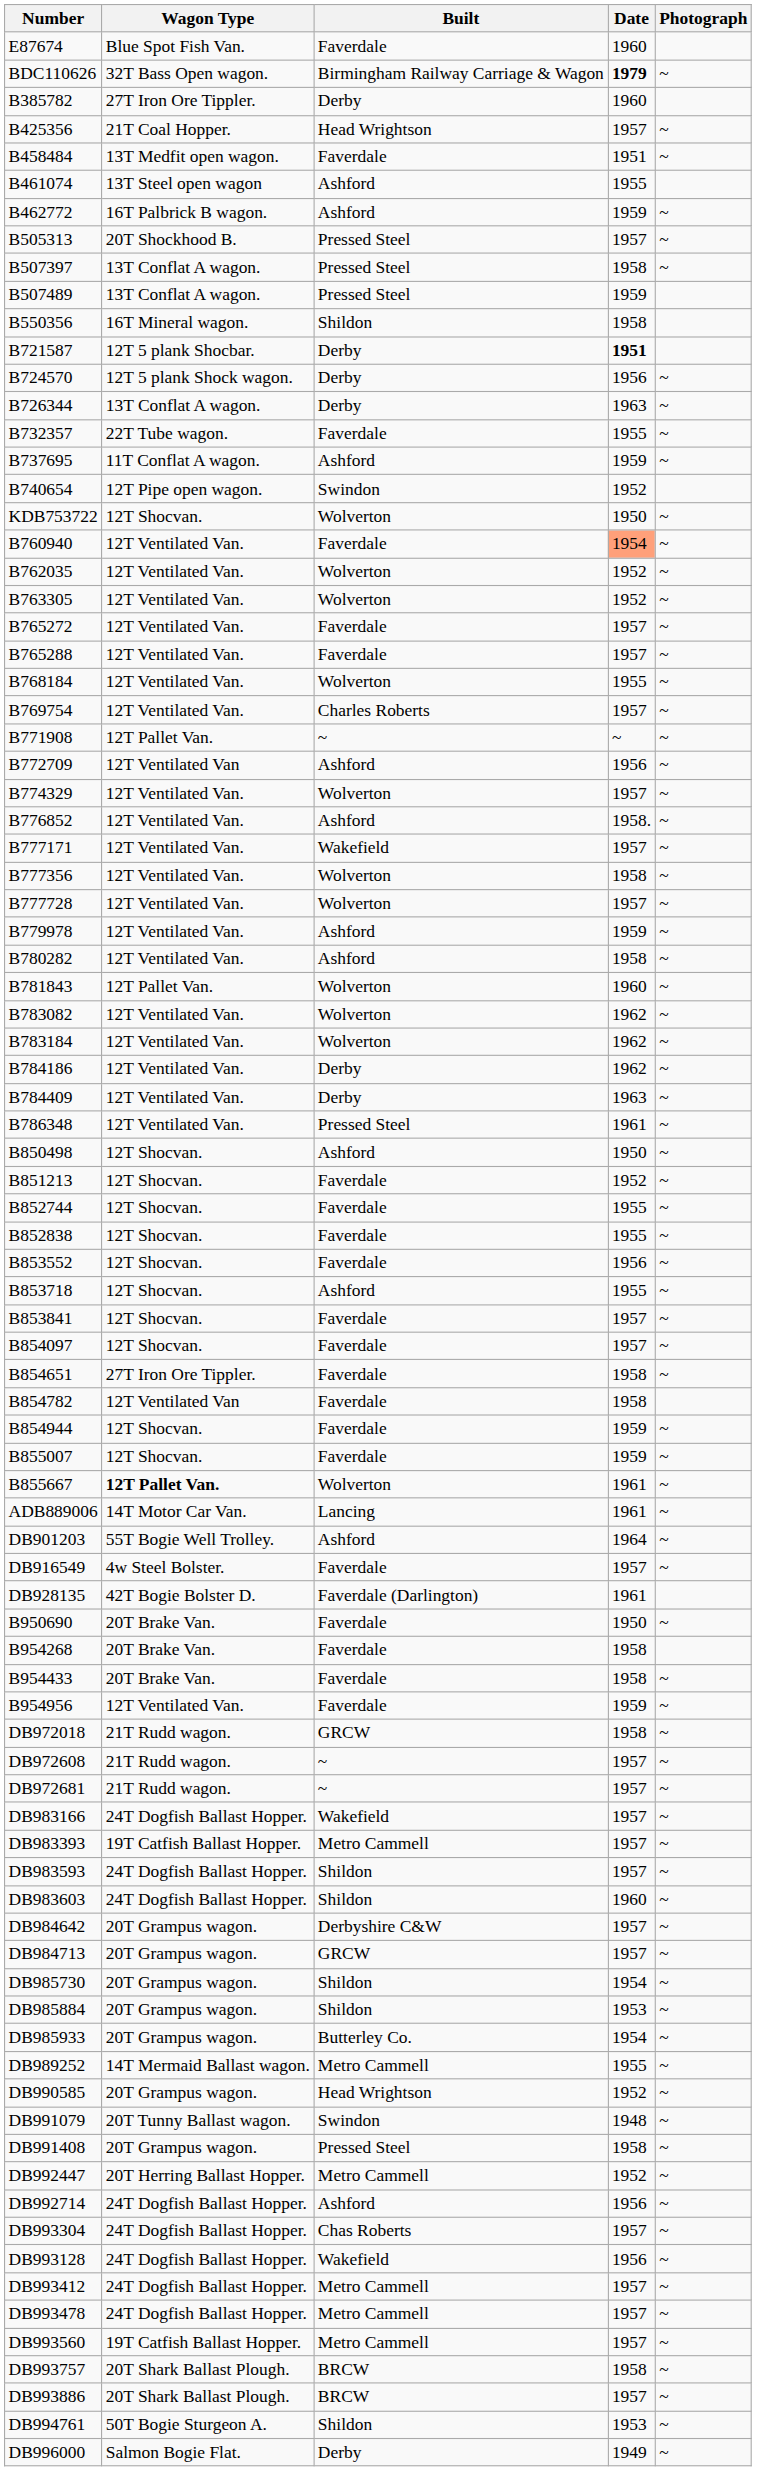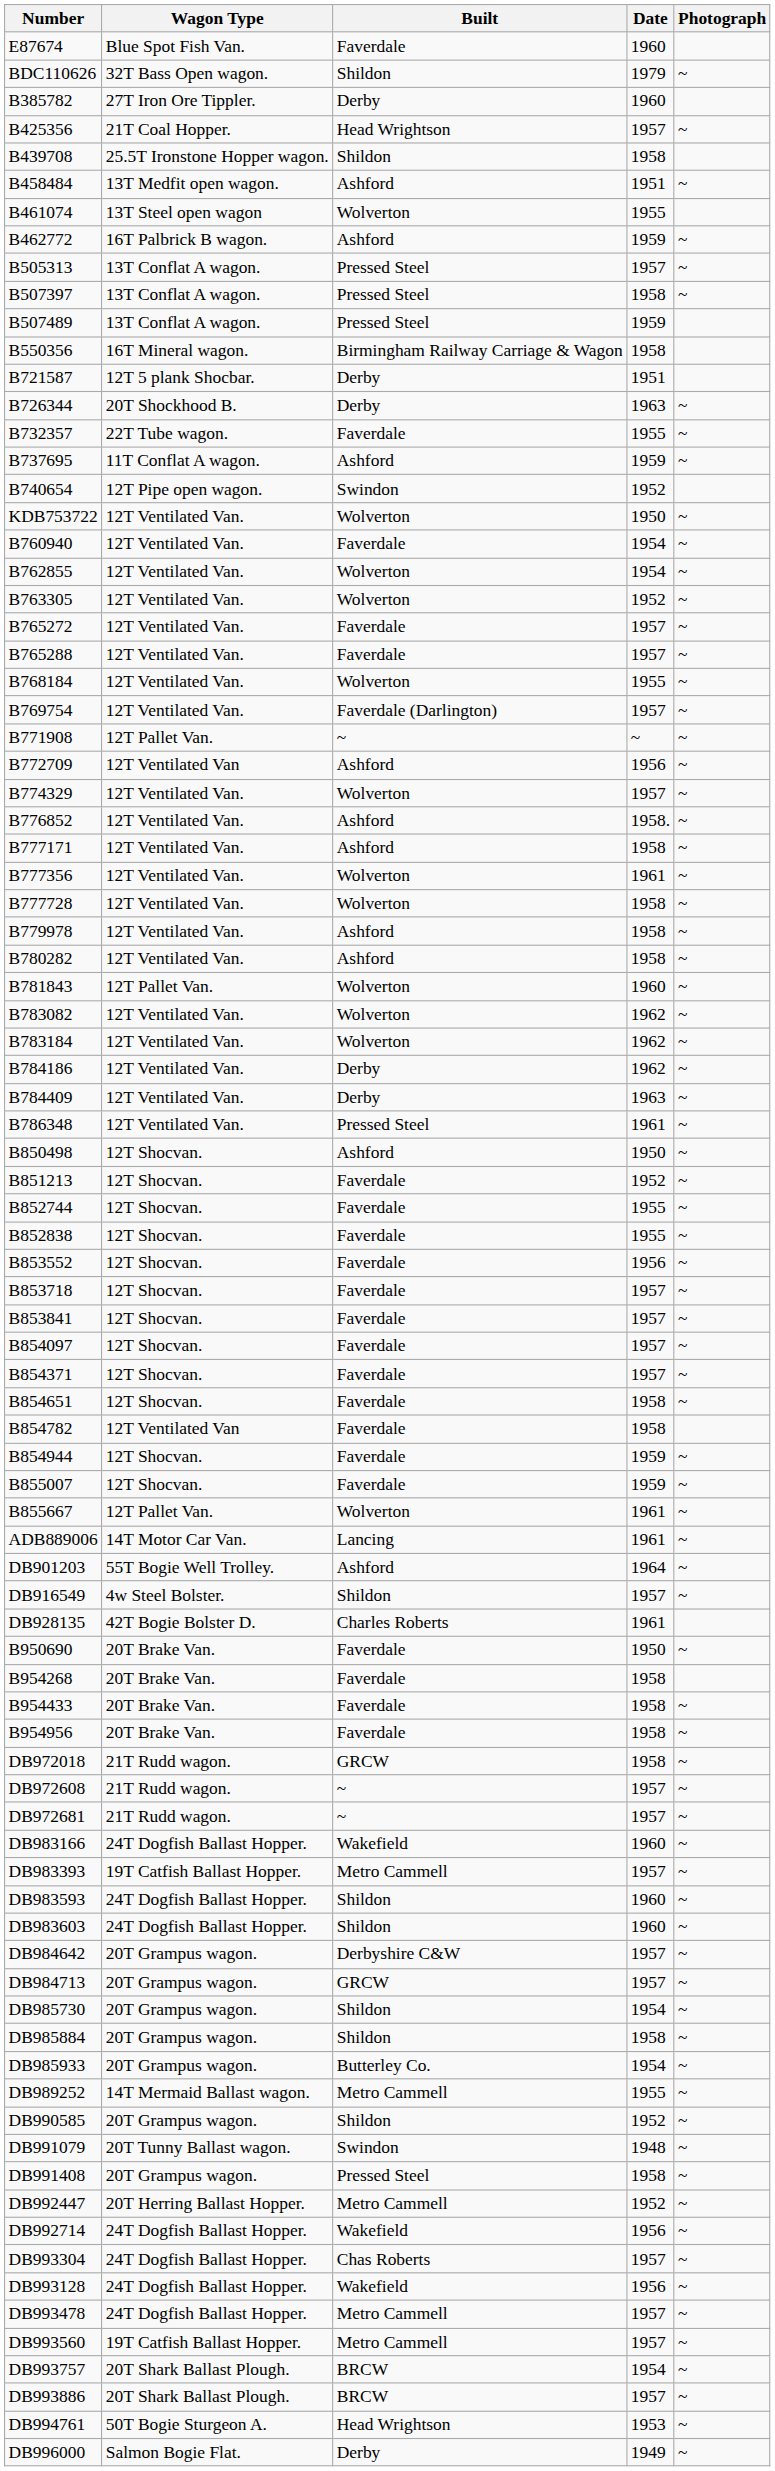(461, 73) Birmingham Railway Carriage & Wagon -> (364, 73) Shildon
(629, 73) bold -> (648, 73) normal
+ row: (41, 156)
(352, 156) Faverdale -> (365, 184) Ashford
(346, 184) Ashford -> (373, 211) Wolverton
(171, 239) 20T Shockhood B. -> (183, 267) 13T Conflat A wagon.
(345, 322) Shildon -> (480, 350) Birmingham Railway Carriage & Wagon
(629, 350) bold -> (648, 377) normal
- row: (41, 377)
(183, 405) 13T Conflat A wagon. -> (171, 405) 20T Shockhood B.
(154, 516) 12T Shocvan. -> (175, 516) 12T Ventilated Van.
(629, 543) lightsalmon background -> (648, 543) no background
- row: (41, 571)
+ row: (41, 571)
(374, 709) Charles Roberts -> (417, 709) Faverdale (Darlington)
(353, 848) Wakefield -> (365, 848) Ashford
(629, 848) 1957 -> (648, 848) 1958
(629, 875) 1958 -> (648, 875) 1961
(629, 903) 1957 -> (648, 903) 1958
(629, 931) 1959 -> (648, 931) 1958
(346, 1290) Ashford -> (371, 1290) Faverdale
(629, 1290) 1955 -> (648, 1290) 1957
+ row: (41, 1373)
(181, 1373) 27T Iron Ore Tippler. -> (154, 1401) 12T Shocvan.
(163, 1484) bold -> (159, 1511) normal
(352, 1567) Faverdale -> (364, 1594) Shildon
(398, 1594) Faverdale (Darlington) -> (393, 1622) Charles Roberts
(175, 1705) 12T Ventilated Van. -> (160, 1733) 20T Brake Van.
(629, 1705) 1959 -> (648, 1733) 1958
(629, 1816) 1957 -> (648, 1843) 1960
(629, 1871) 1957 -> (648, 1899) 1960
(629, 2009) 1953 -> (648, 2037) 1958
(375, 2092) Head Wrightson -> (364, 2120) Shildon
(346, 2203) Ashford -> (372, 2231) Wakefield
- row: (47, 2286)
(629, 2369) 1958 -> (648, 2369) 1954
(345, 2424) Shildon -> (394, 2424) Head Wrightson
